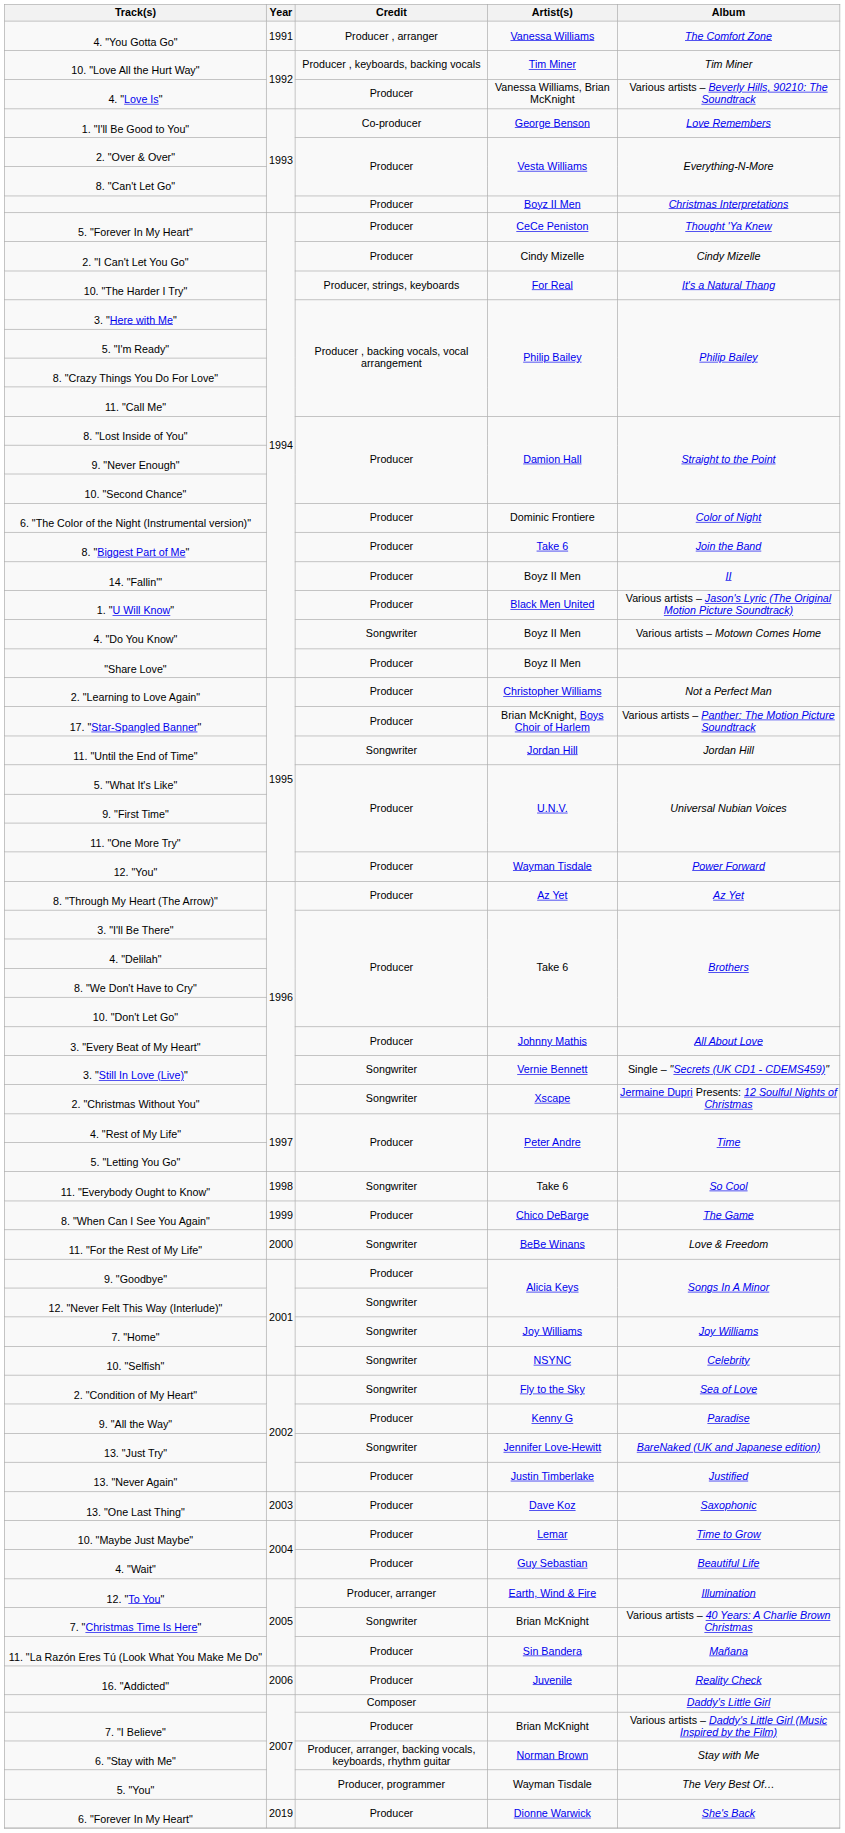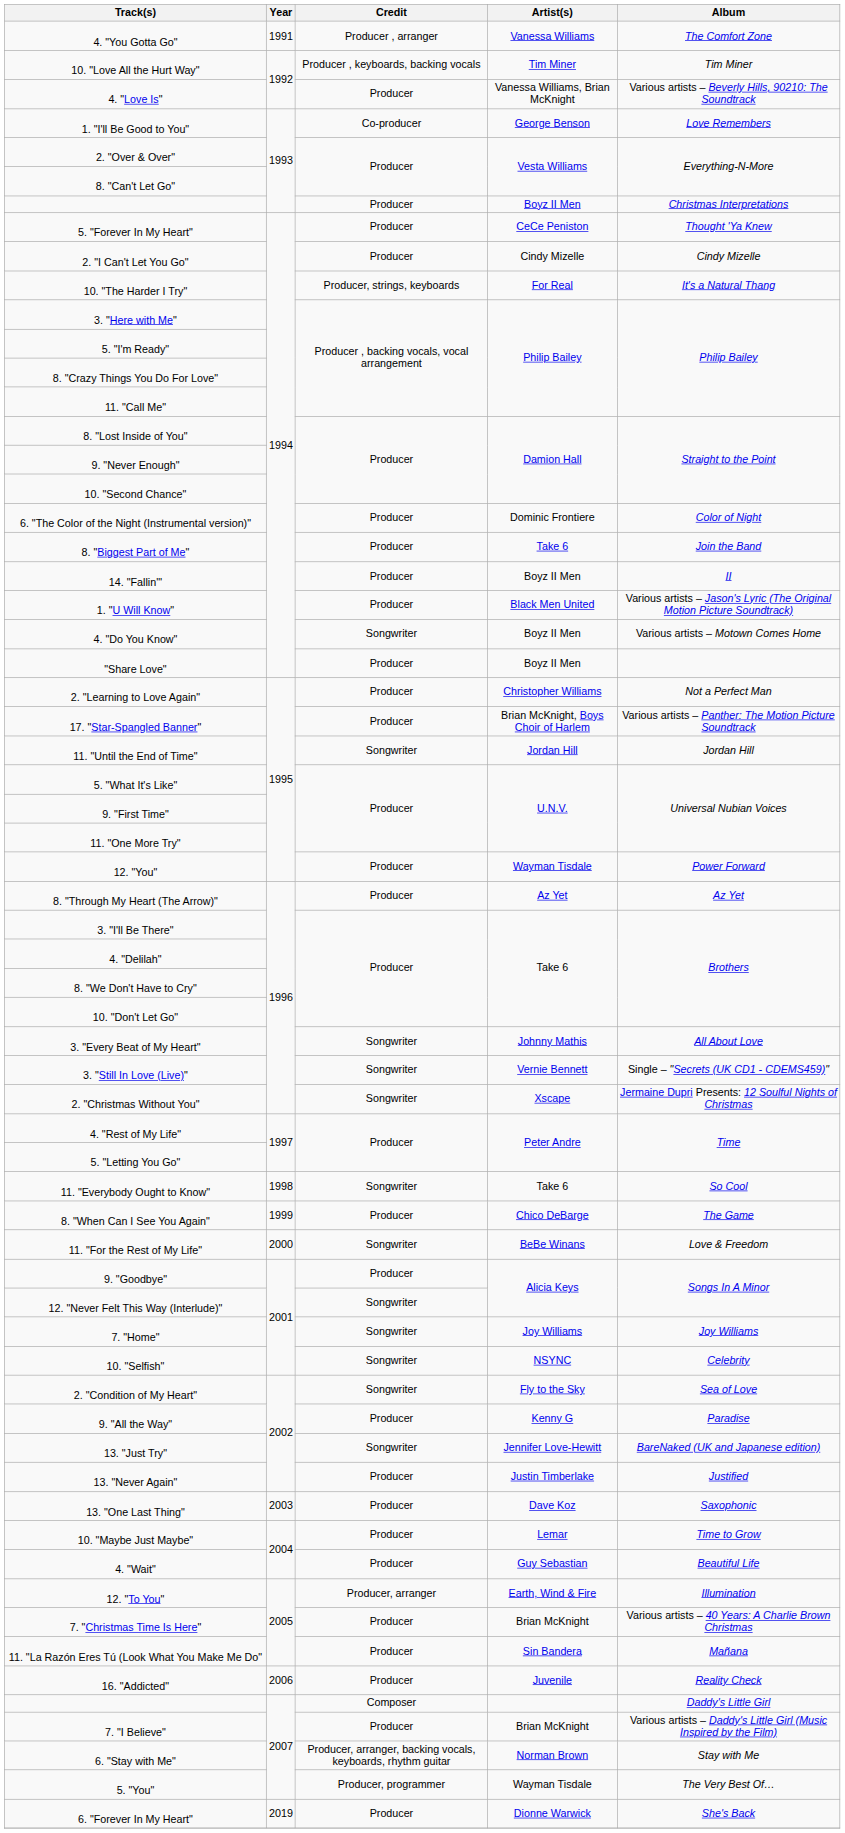(391, 1041) Producer -> (391, 1041) Songwriter
(391, 1622) Songwriter -> (391, 1622) Producer
